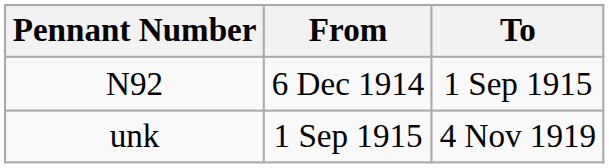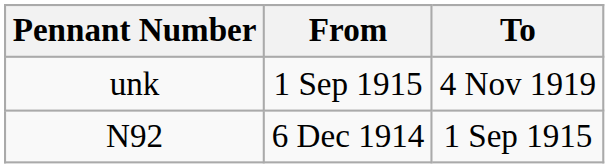rows swapped: (135, 83) <-> (135, 135)
